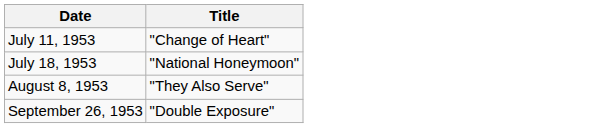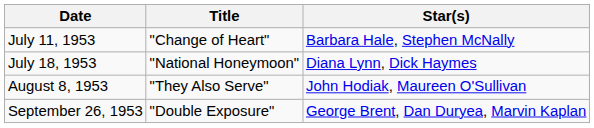+ column: (446, 16)
